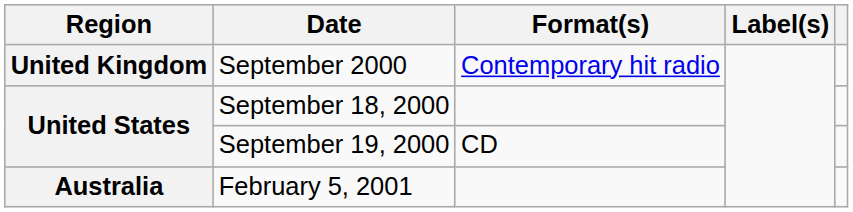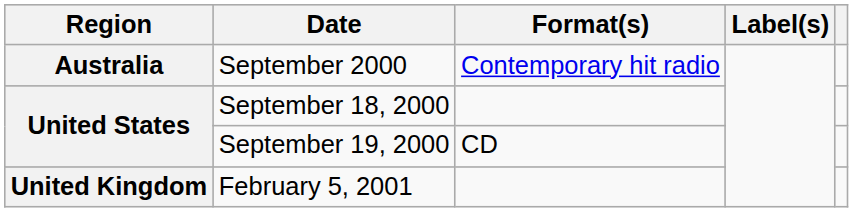(109, 65) United Kingdom -> (109, 65) Australia
(109, 186) Australia -> (109, 186) United Kingdom
